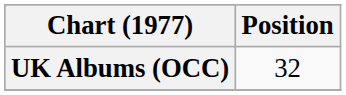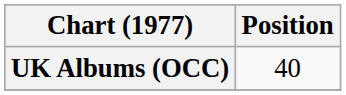(288, 68) 32 -> (288, 68) 40
